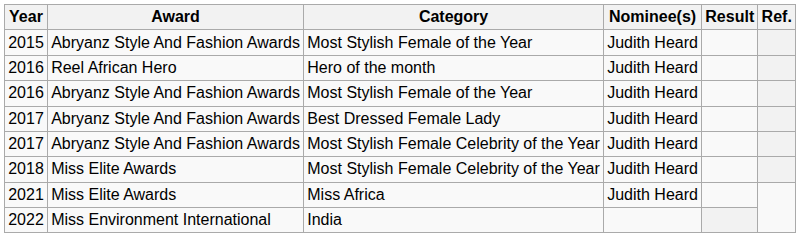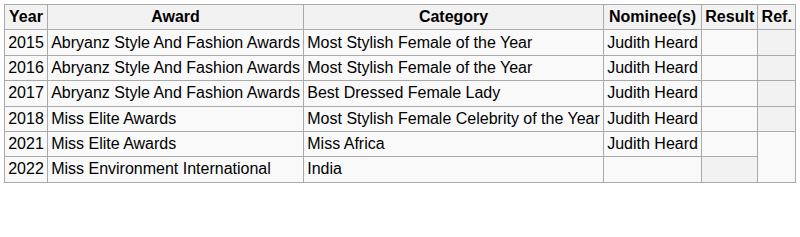- row: (26, 67)
- row: (26, 144)
